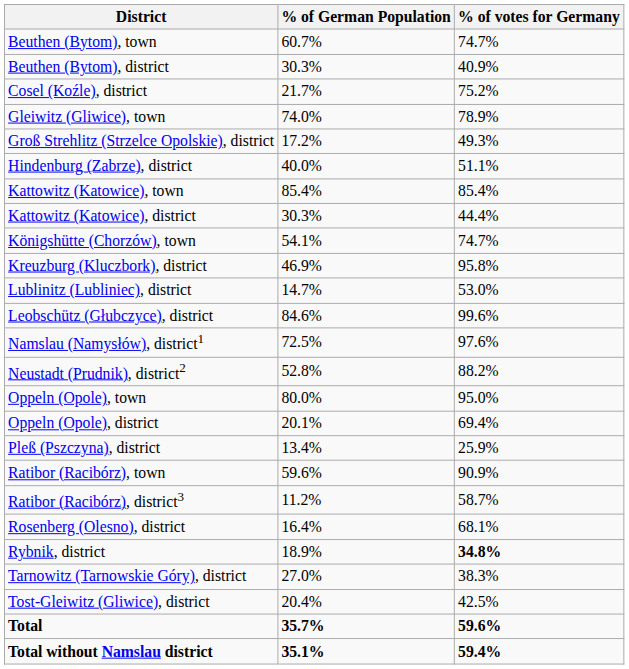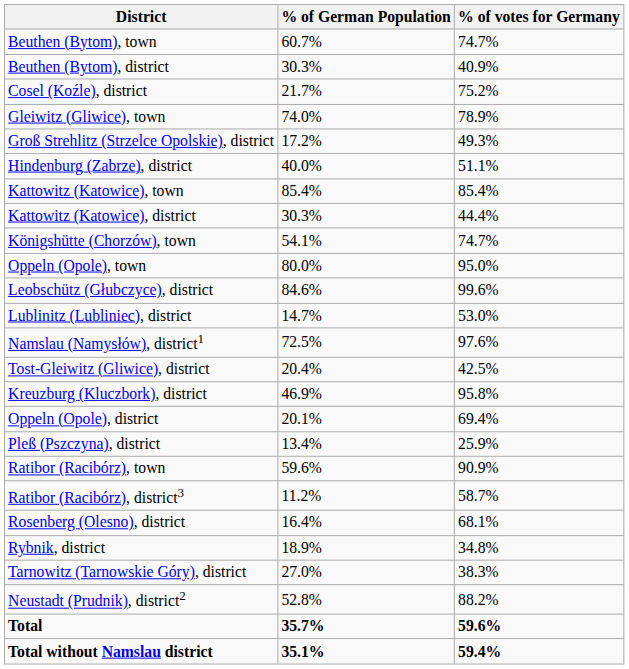rows swapped: (107, 265) <-> (77, 398)
rows swapped: (111, 315) <-> (100, 290)
rows swapped: (97, 371) <-> (109, 601)
(480, 551) bold -> (478, 547) normal
